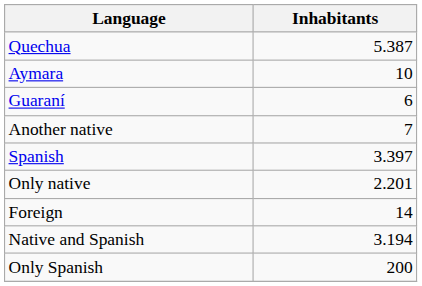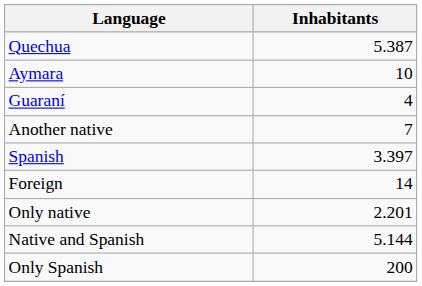(408, 101) 6 -> (408, 101) 4
rows swapped: (36, 211) <-> (49, 184)
(393, 239) 3.194 -> (393, 239) 5.144
